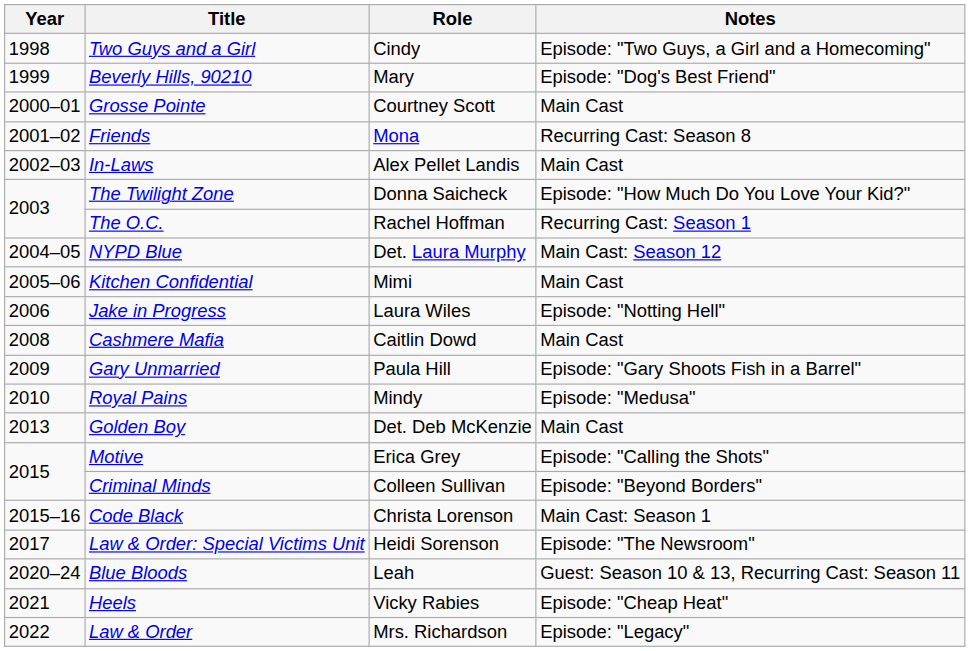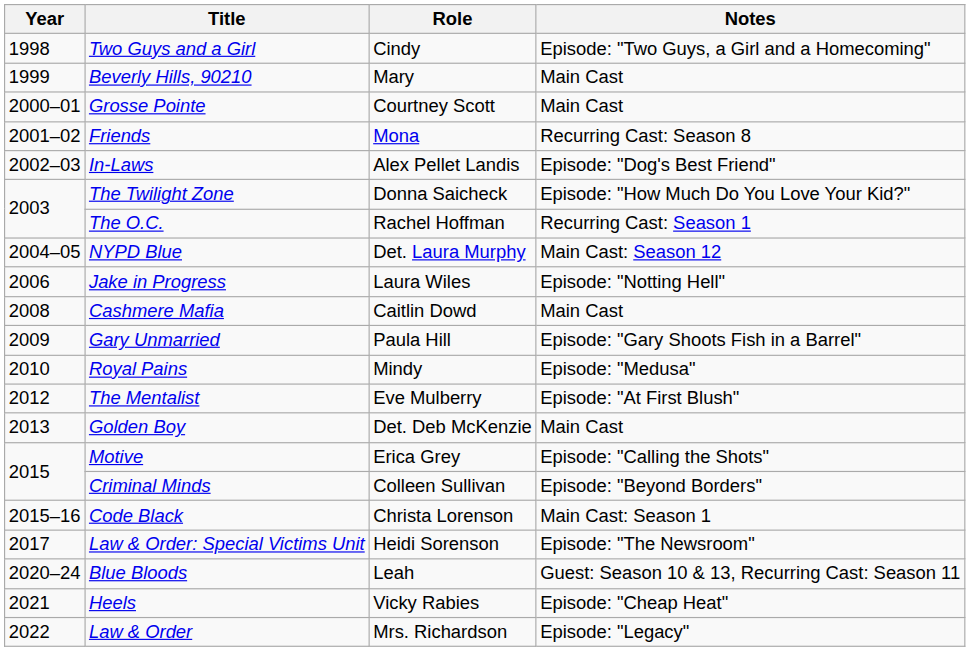(658, 77) Episode: "Dog's Best Friend" -> (582, 77) Main Cast
(582, 164) Main Cast -> (658, 164) Episode: "Dog's Best Friend"
- row: (171, 281)
+ row: (144, 398)
